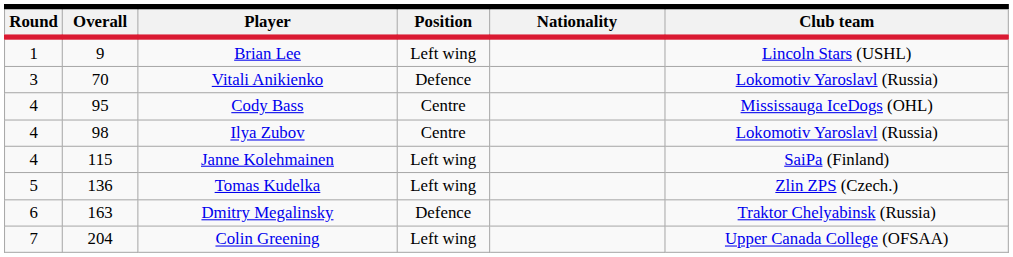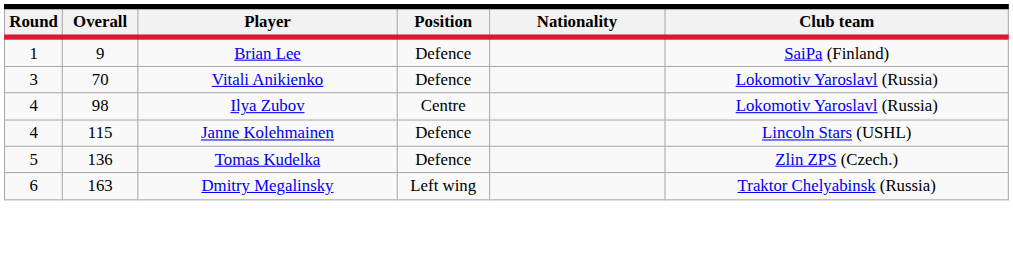(443, 52) Left wing -> (443, 52) Defence
(837, 52) Lincoln Stars (USHL) -> (837, 52) SaiPa (Finland)
- row: (267, 106)
(443, 159) Left wing -> (443, 132) Defence
(837, 159) SaiPa (Finland) -> (837, 132) Lincoln Stars (USHL)
(443, 186) Left wing -> (443, 159) Defence
(443, 212) Defence -> (443, 186) Left wing
- row: (267, 239)
